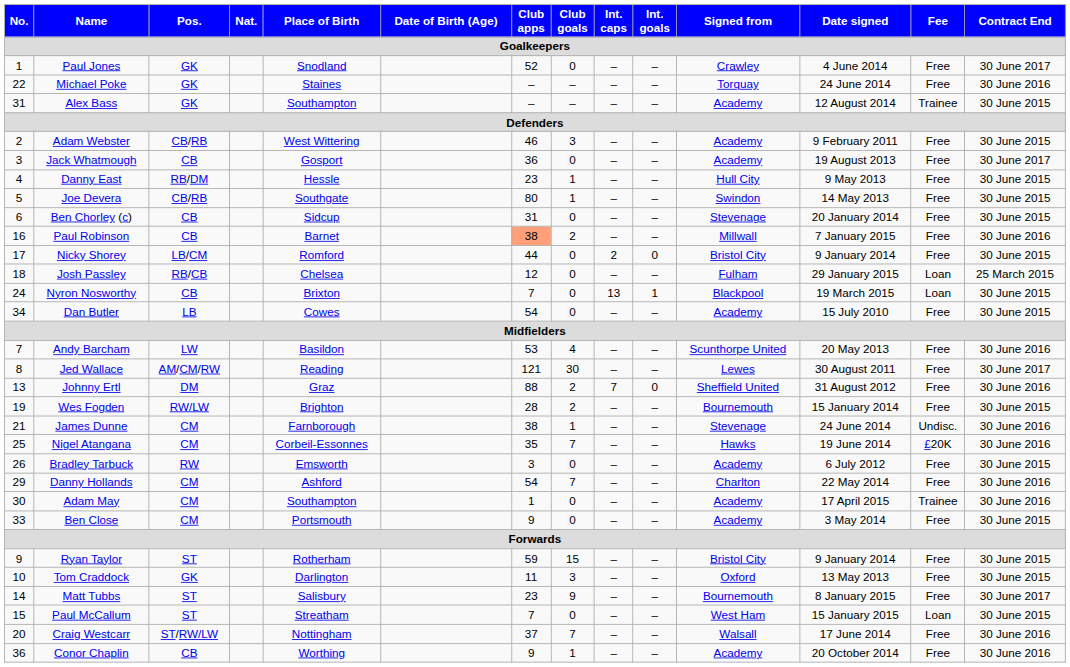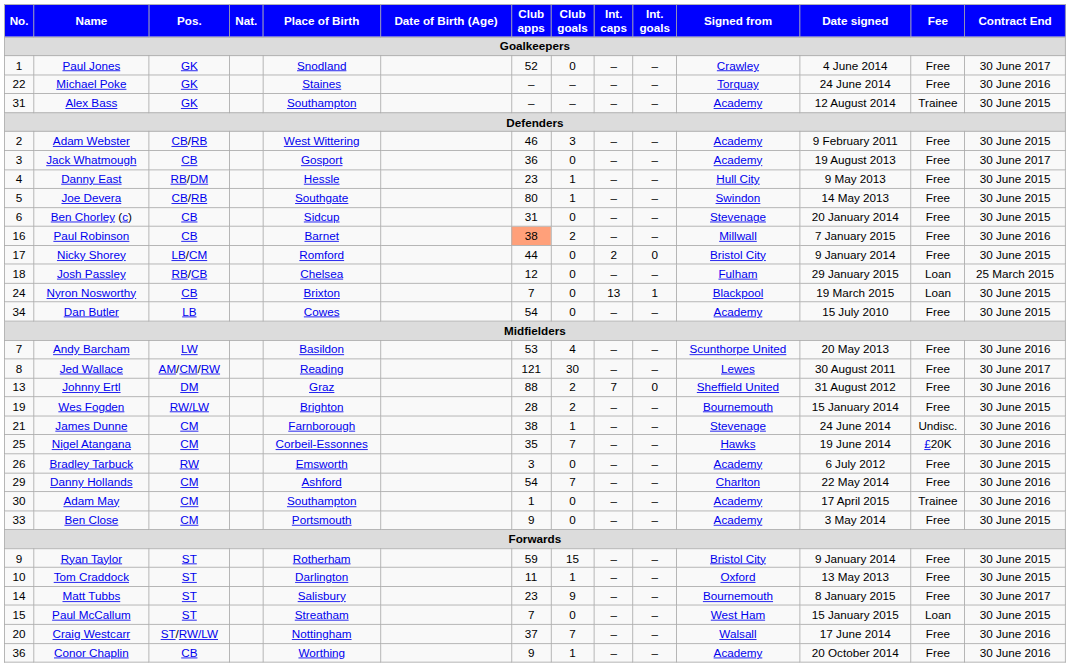(189, 577) GK -> (189, 577) ST
(573, 577) 3 -> (573, 577) 1
